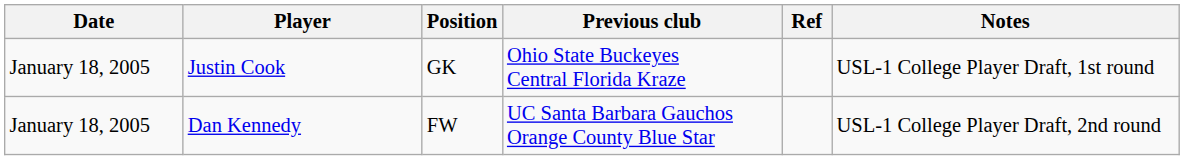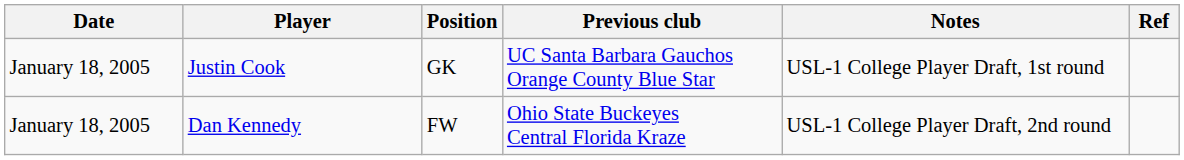columns swapped: (1005, 21) <-> (807, 21)
(596, 67) Ohio State Buckeyes Central Florida Kraze -> (620, 67) UC Santa Barbara Gauchos Orange County Blue Star
(620, 125) UC Santa Barbara Gauchos Orange County Blue Star -> (596, 125) Ohio State Buckeyes Central Florida Kraze
